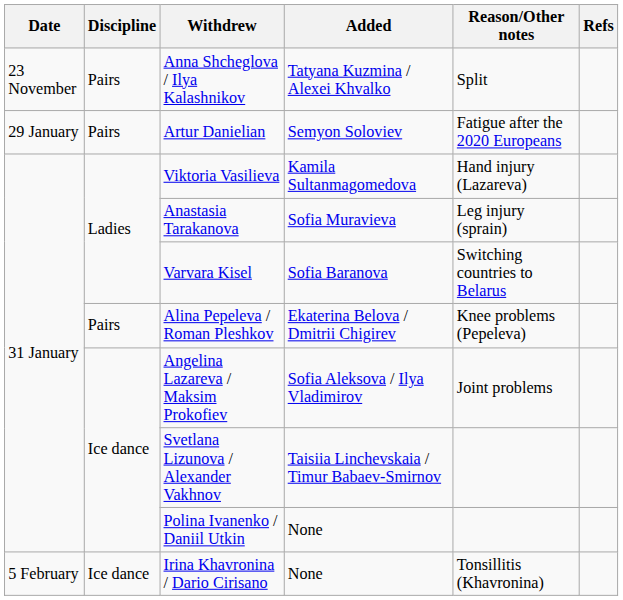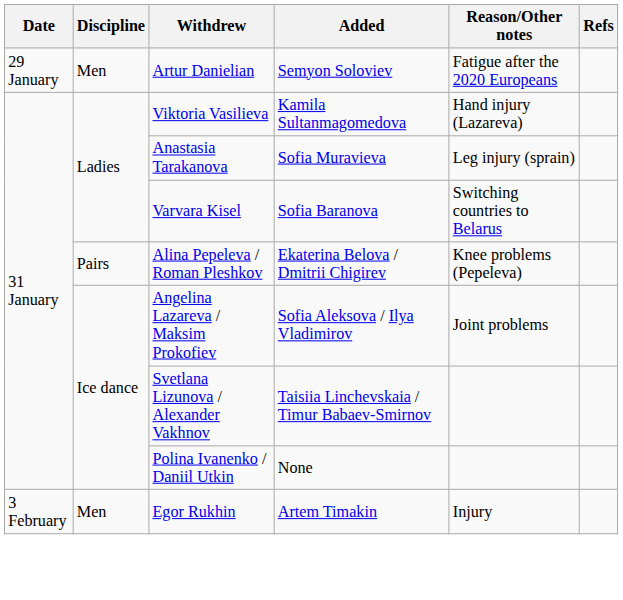- row: (221, 79)
(104, 132) Pairs -> (92, 70) Men
+ row: (194, 511)
- row: (219, 573)
